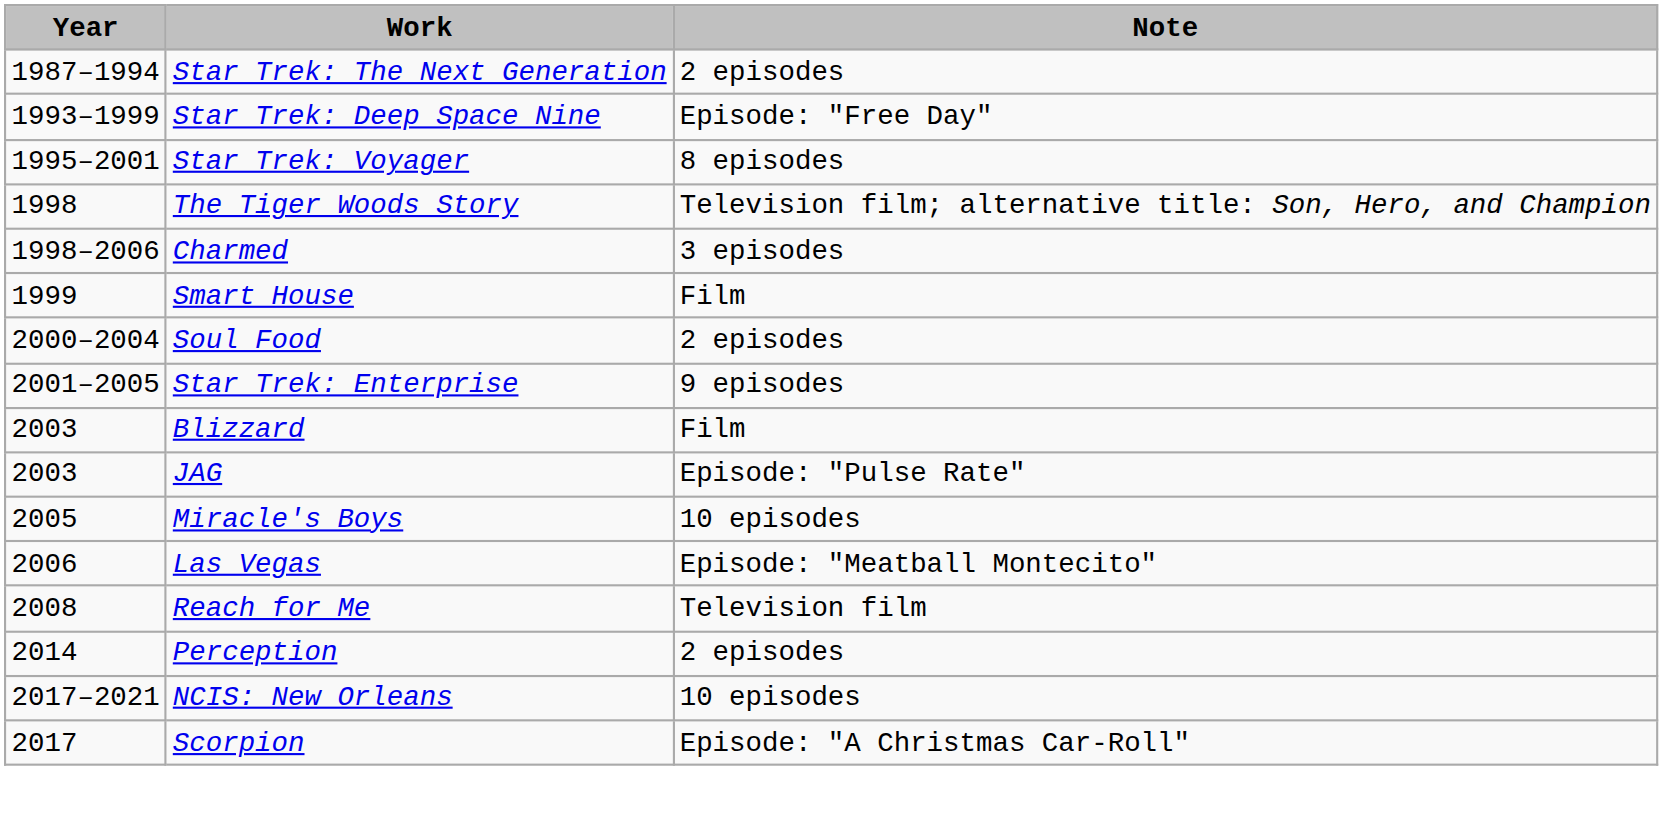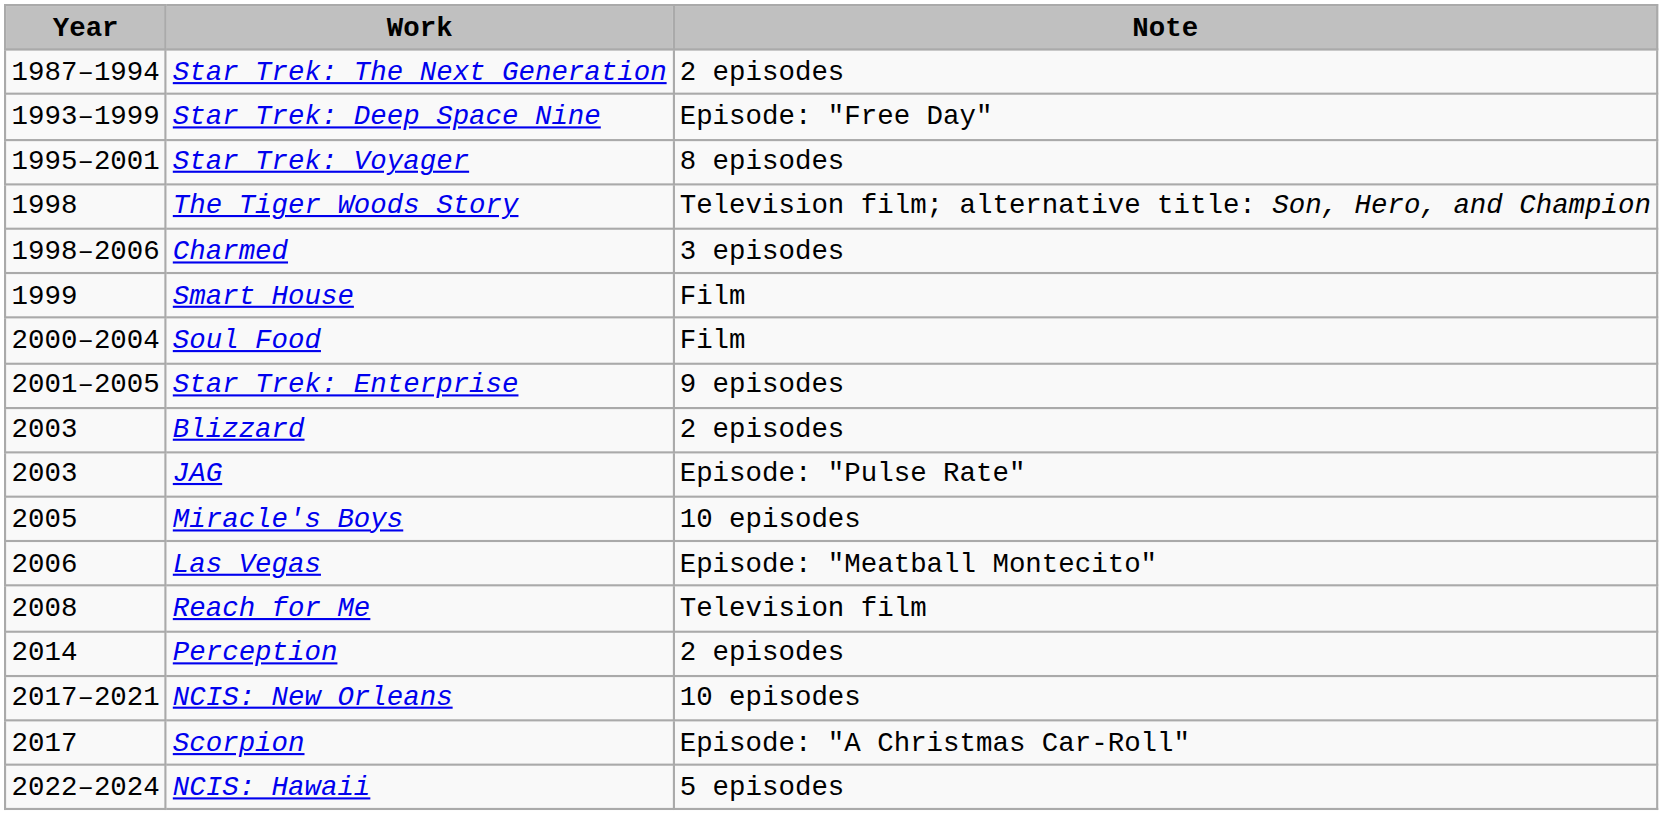(762, 340) 2 episodes -> (713, 340) Film
(713, 430) Film -> (762, 430) 2 episodes
+ row: (272, 787)
